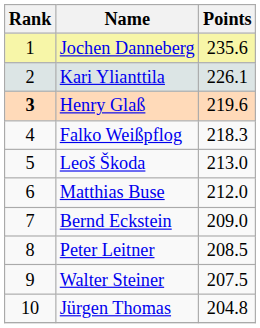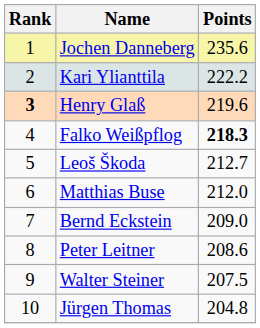(227, 76) 226.1 -> (227, 76) 222.2
(227, 134) normal -> (227, 134) bold
(227, 163) 213.0 -> (227, 163) 212.7
(227, 250) 208.5 -> (227, 250) 208.6
